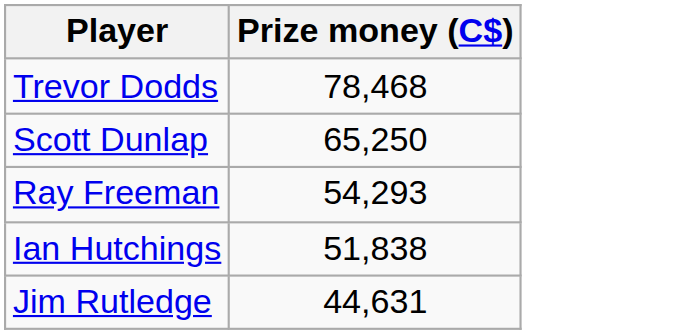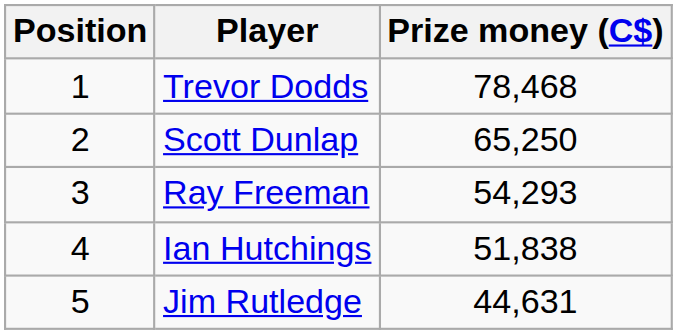+ column: (80, 31)
